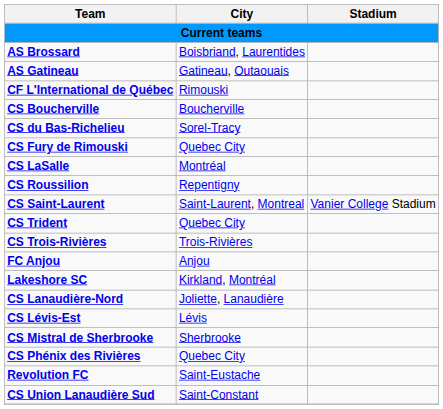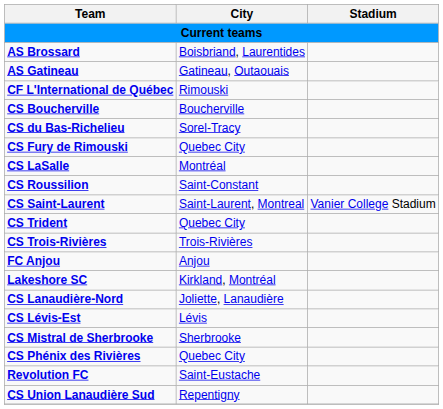(209, 185) Repentigny -> (219, 185) Saint-Constant
(219, 394) Saint-Constant -> (209, 394) Repentigny
